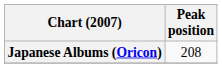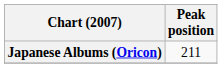(191, 52) 208 -> (191, 52) 211
